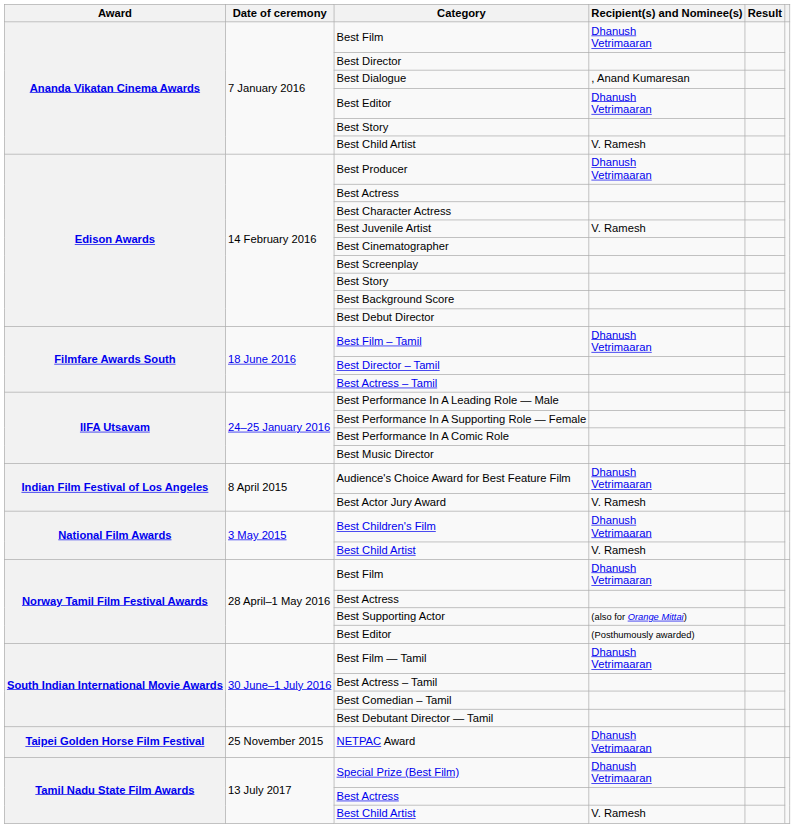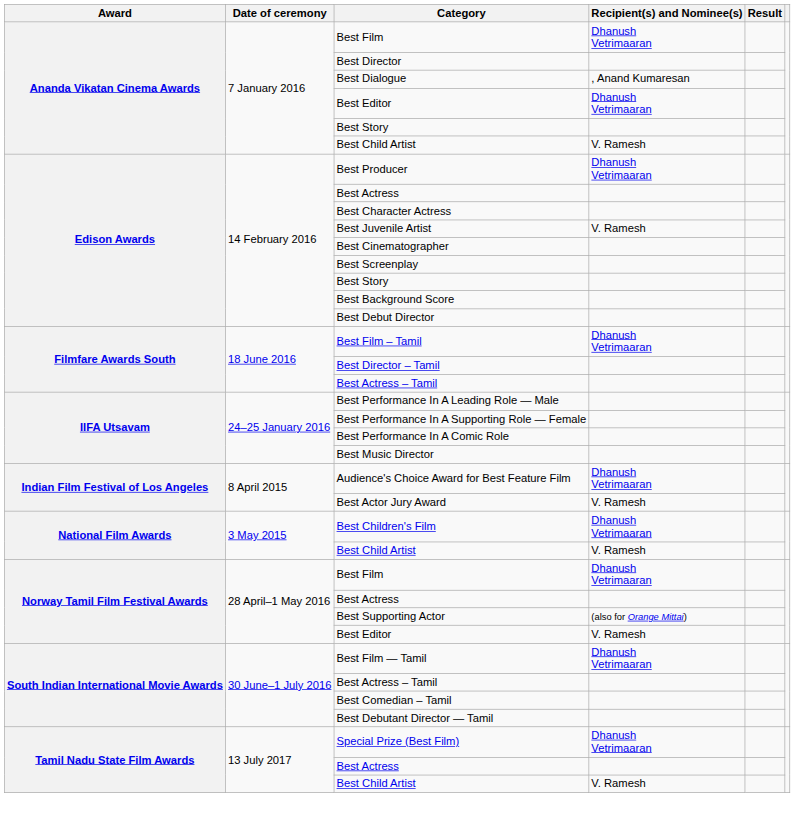(643, 635) (Posthumously awarded) -> (619, 634) V. Ramesh
- row: (115, 742)
